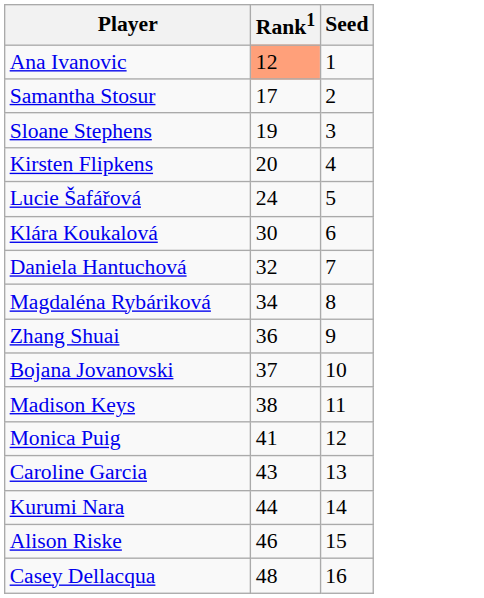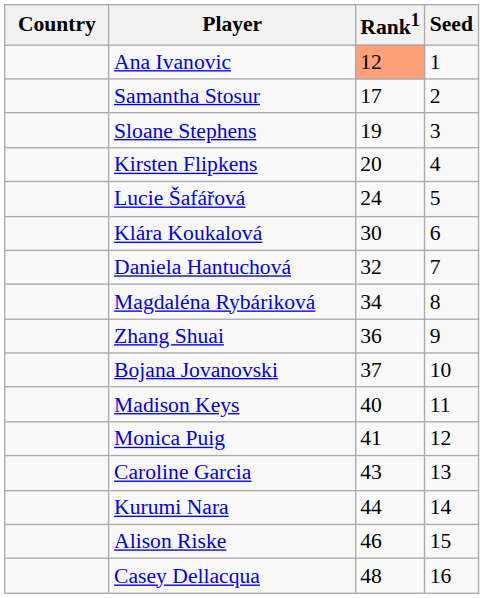+ column: (57, 24)
(267, 404) 38 -> (371, 404) 40
